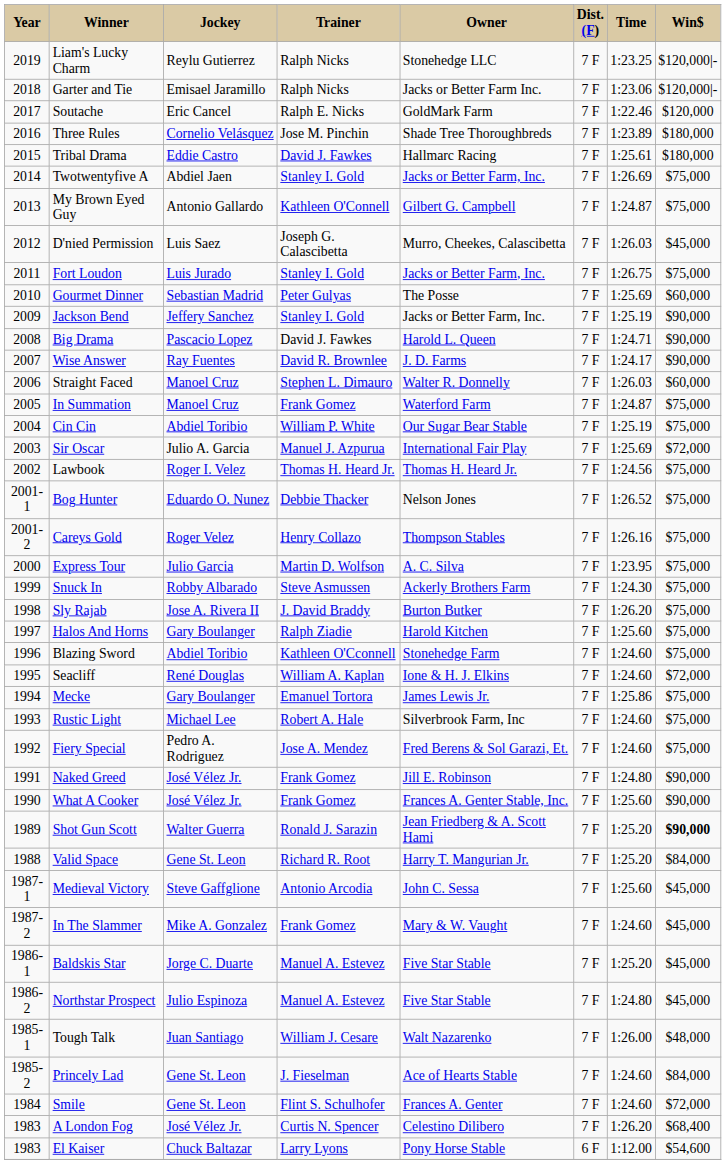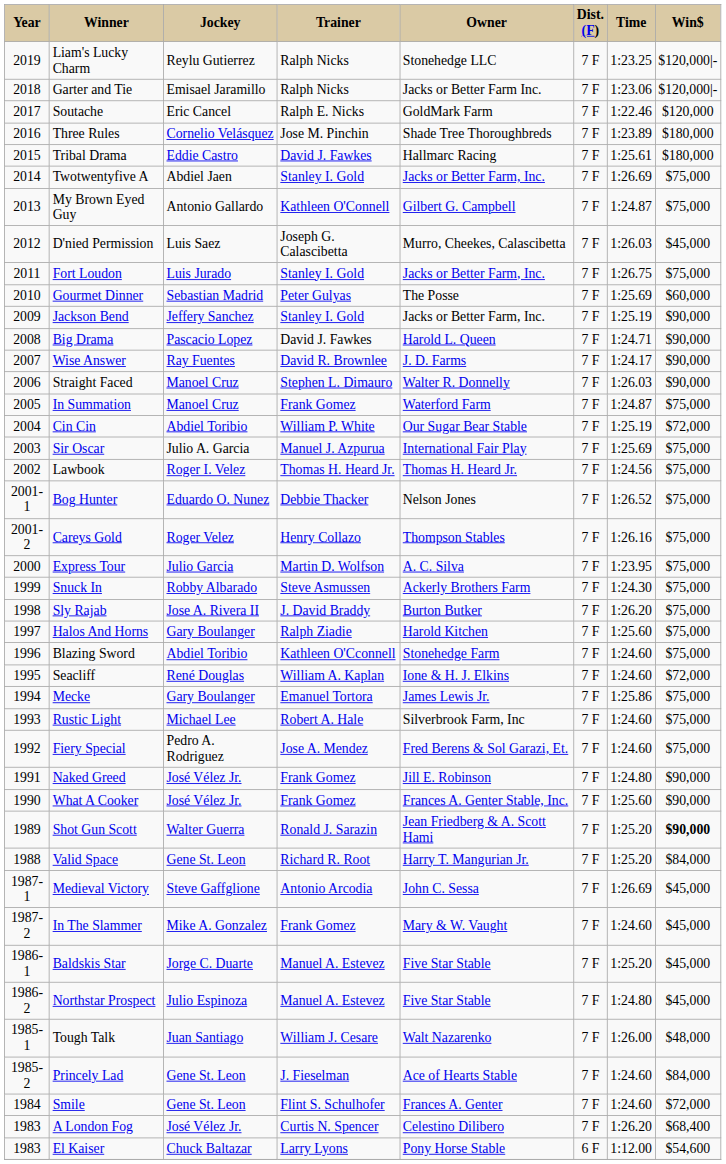(688, 382) $60,000 -> (688, 382) $90,000
(688, 426) $75,000 -> (688, 426) $72,000
(688, 448) $72,000 -> (688, 448) $75,000
(631, 888) 1:25.60 -> (631, 888) 1:26.69
